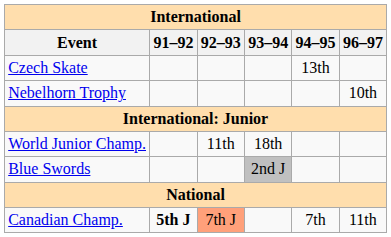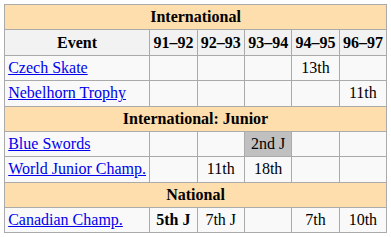(363, 93) 10th -> (363, 93) 11th
rows swapped: (77, 144) <-> (49, 169)
(221, 220) lightsalmon background -> (221, 220) no background
(363, 220) 11th -> (363, 220) 10th
